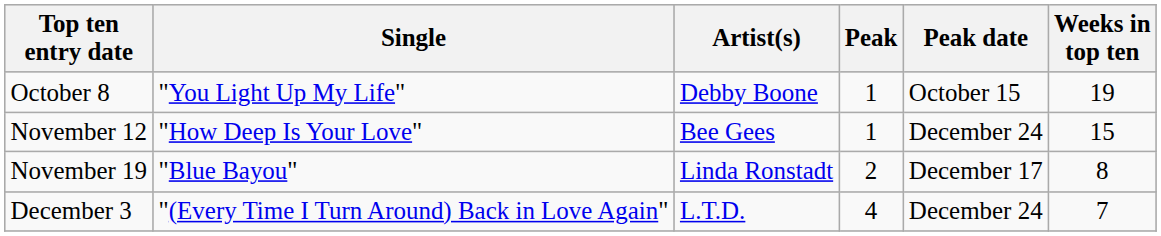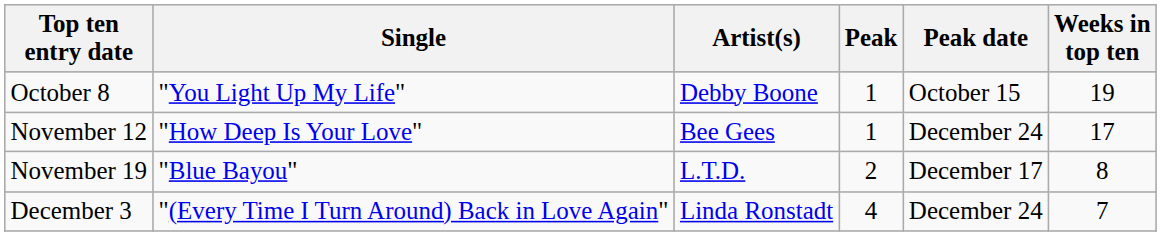(1102, 131) 15 -> (1102, 131) 17
(757, 171) Linda Ronstadt -> (713, 171) L.T.D.
(713, 210) L.T.D. -> (757, 210) Linda Ronstadt
